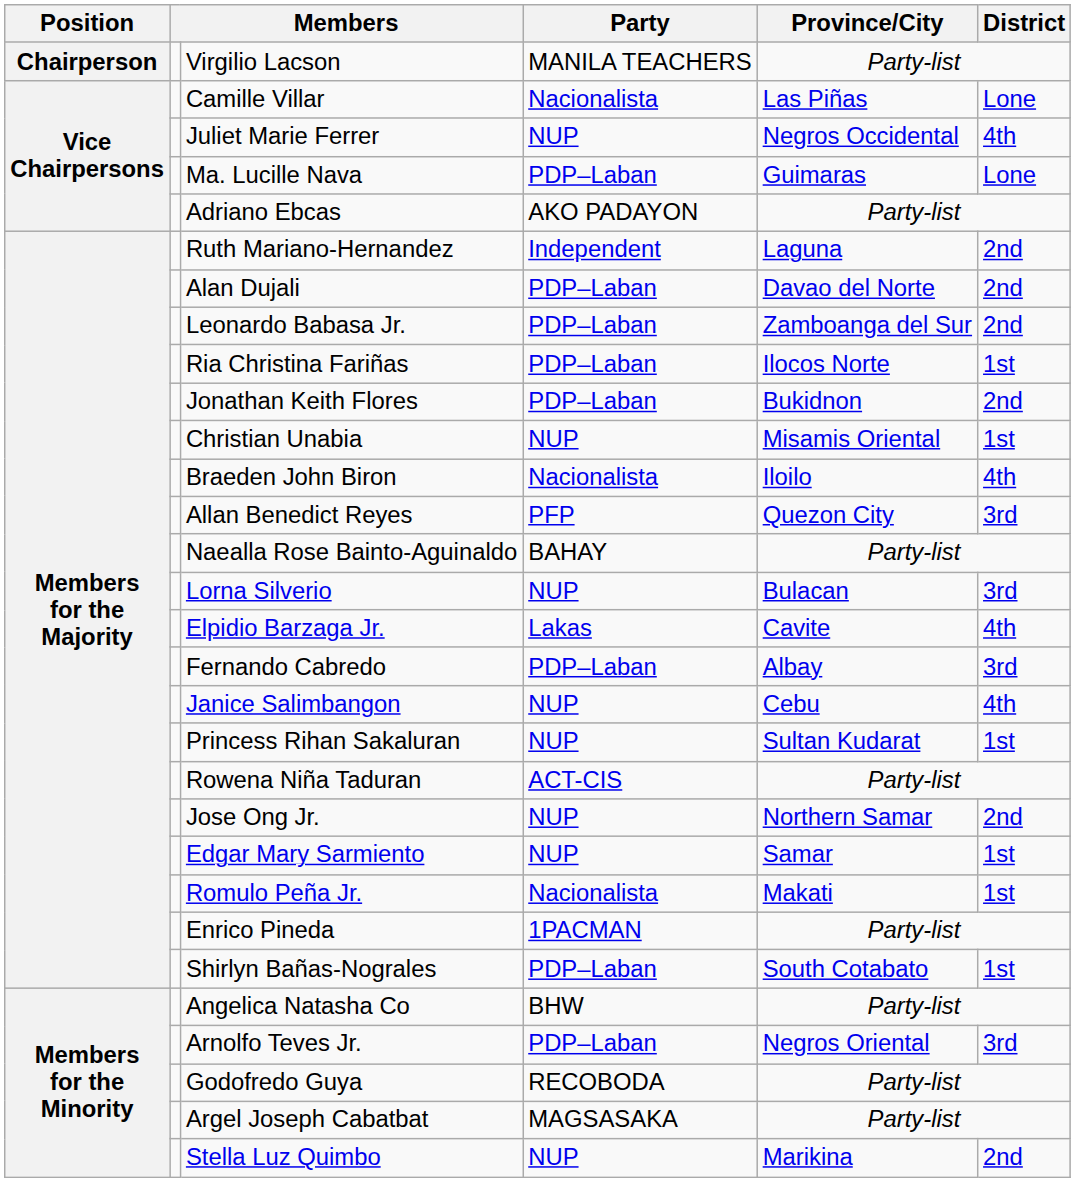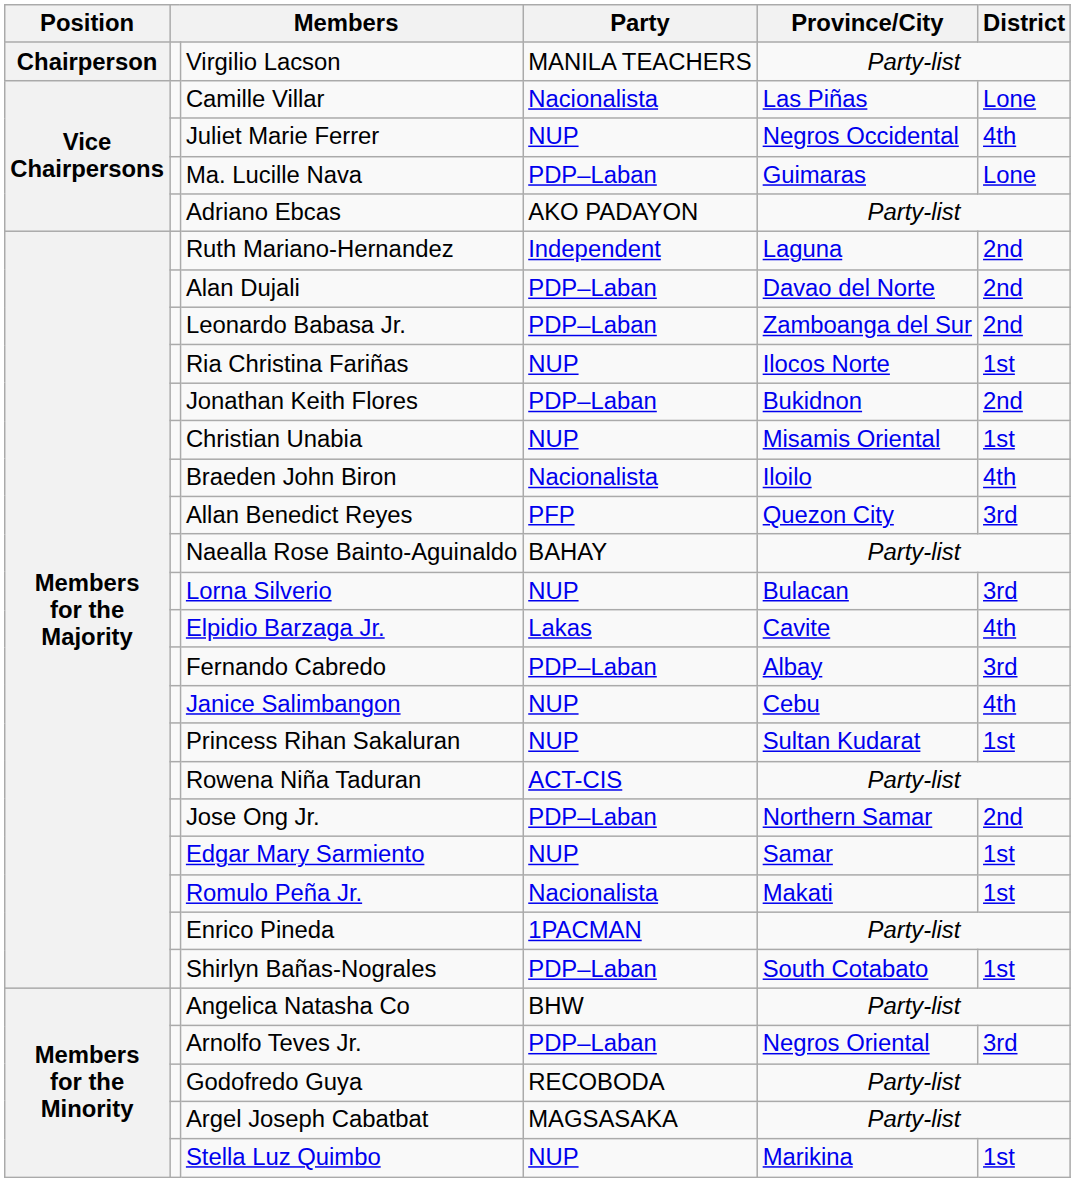(593, 363) PDP–Laban -> (553, 363) NUP
(553, 817) NUP -> (593, 817) PDP–Laban
(1003, 1157) 2nd -> (999, 1157) 1st
